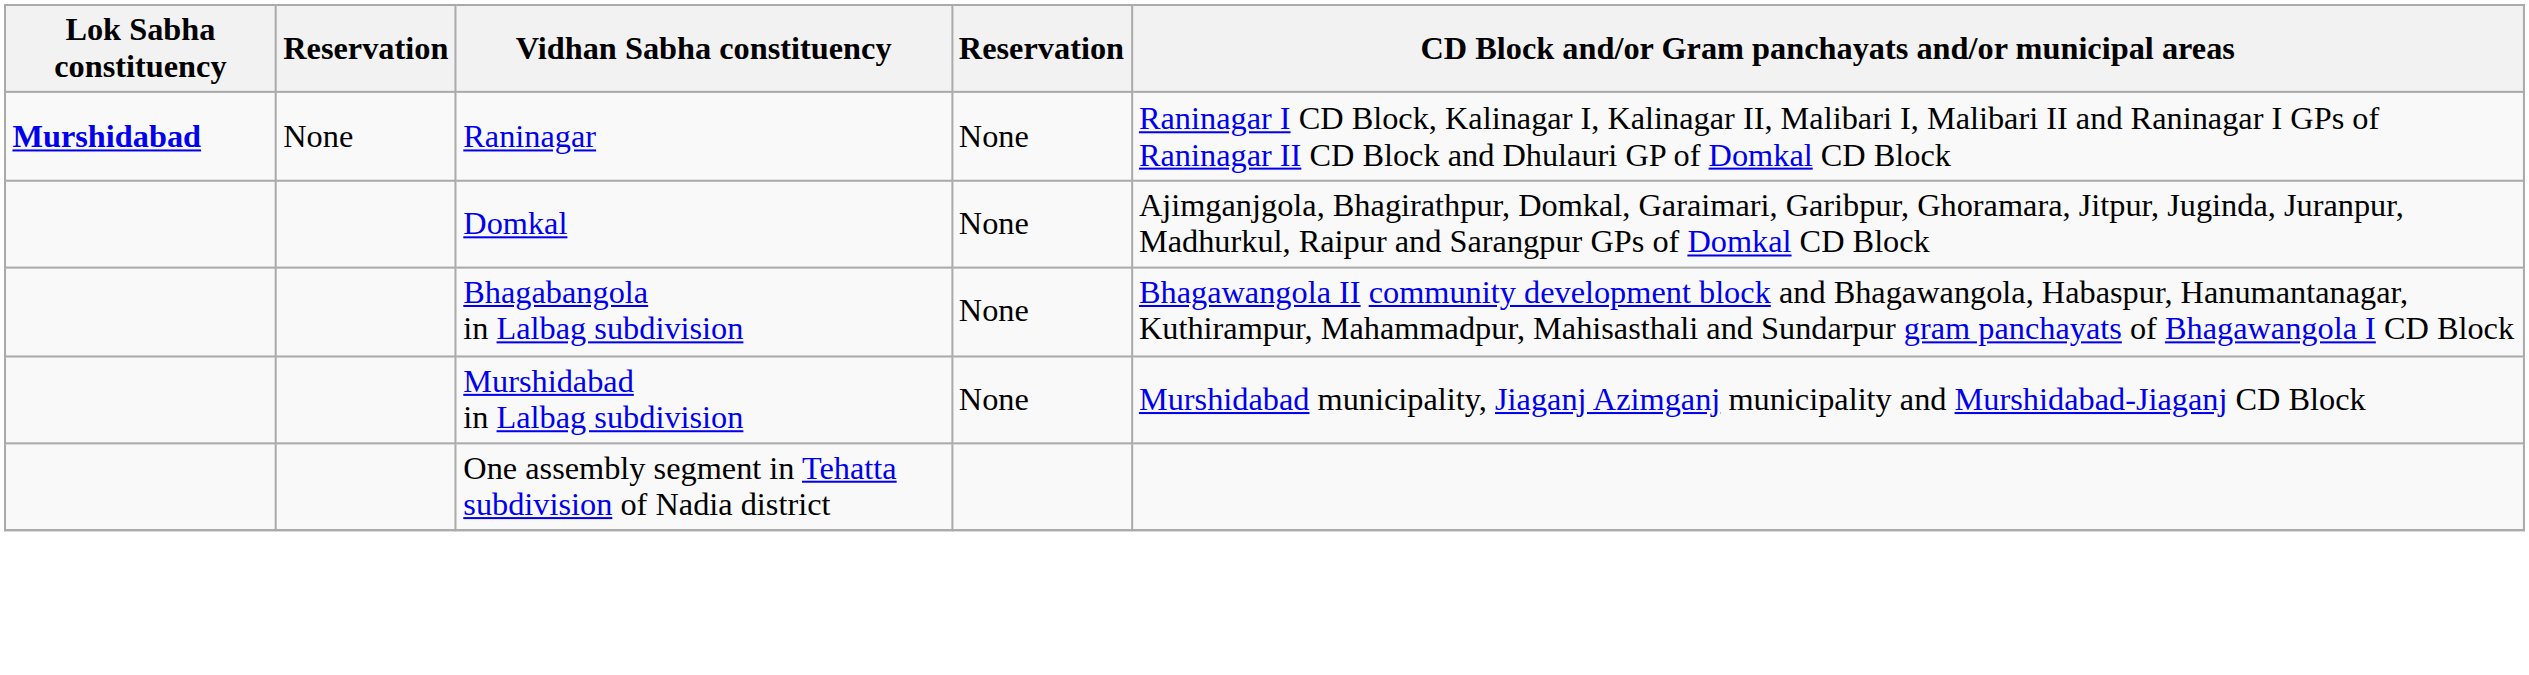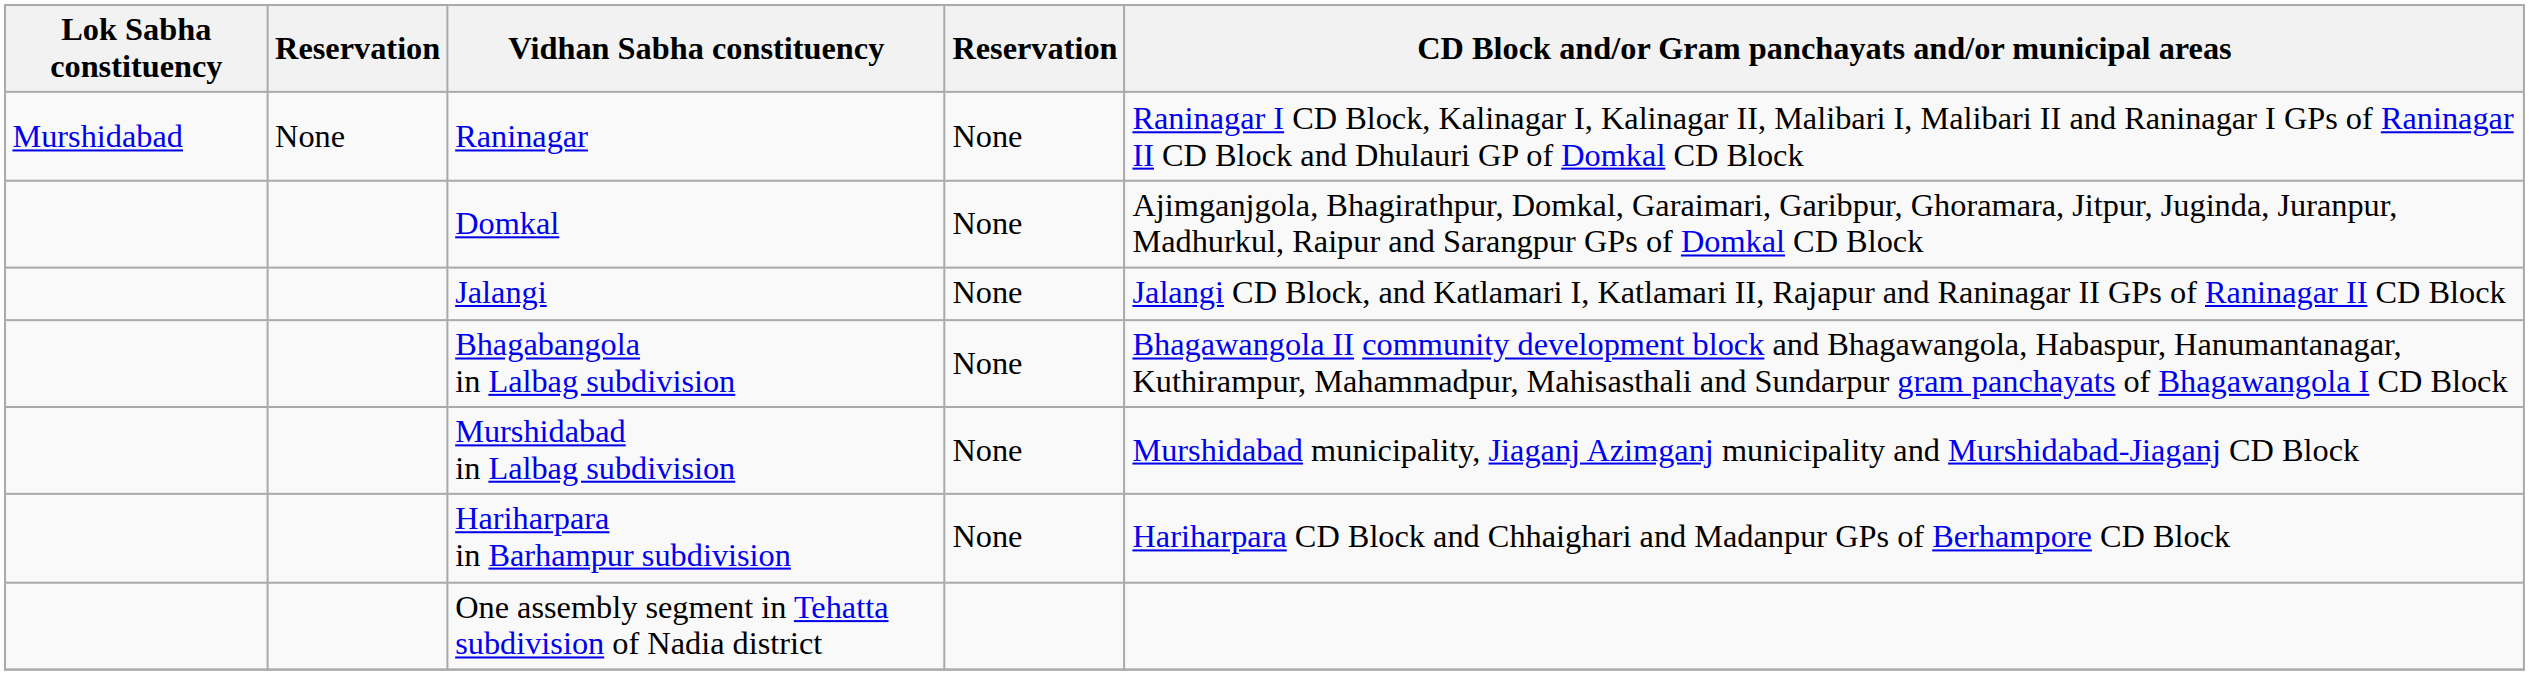(107, 135) bold -> (98, 135) normal
+ row: (501, 292)
+ row: (623, 537)
